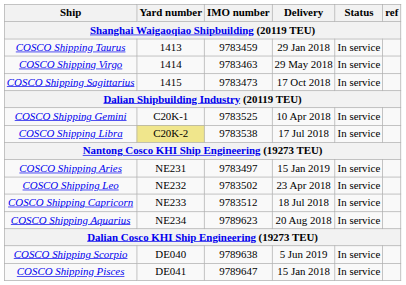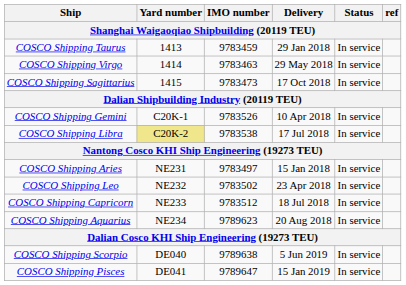(238, 116) 9783525 -> (238, 116) 9783526
(304, 168) 15 Jan 2019 -> (304, 168) 15 Jan 2018
(304, 271) 15 Jan 2018 -> (304, 271) 15 Jan 2019
